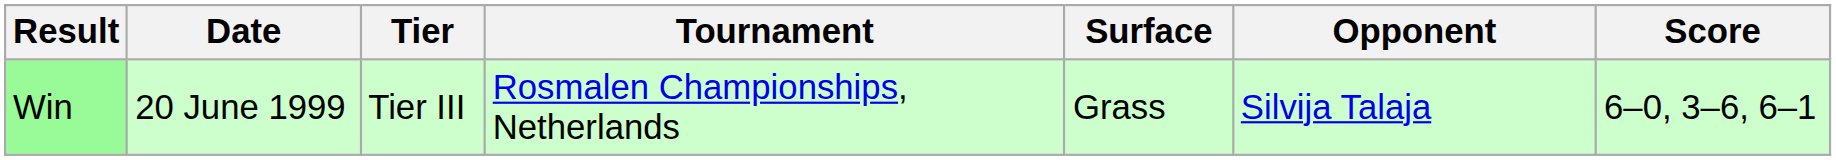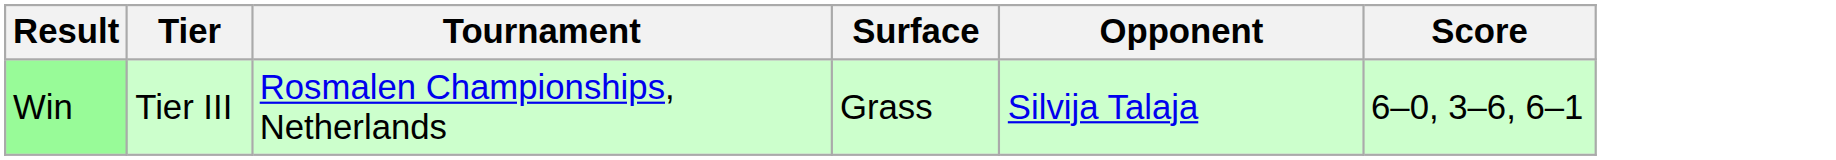- column: (244, 32)
